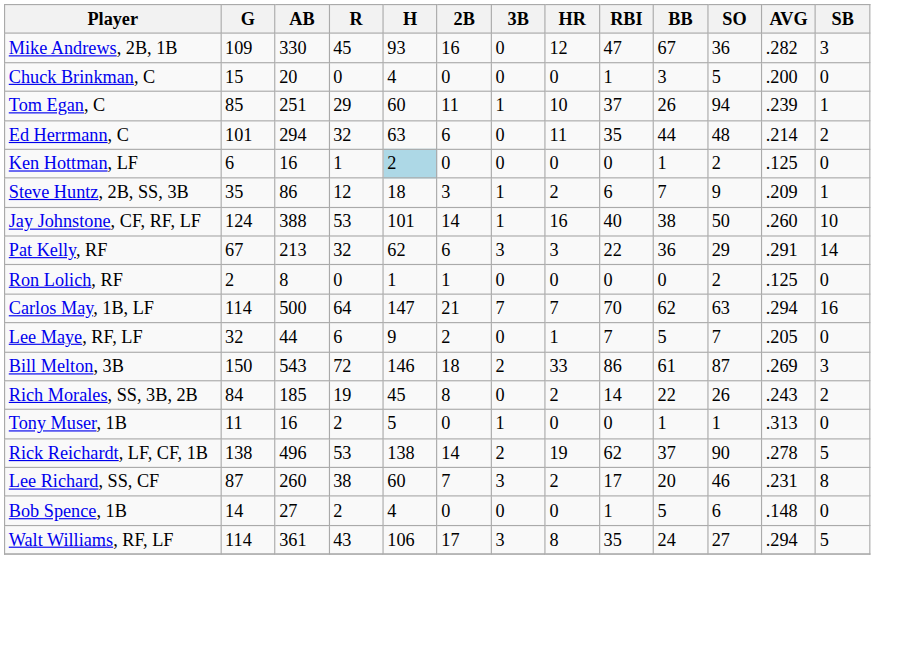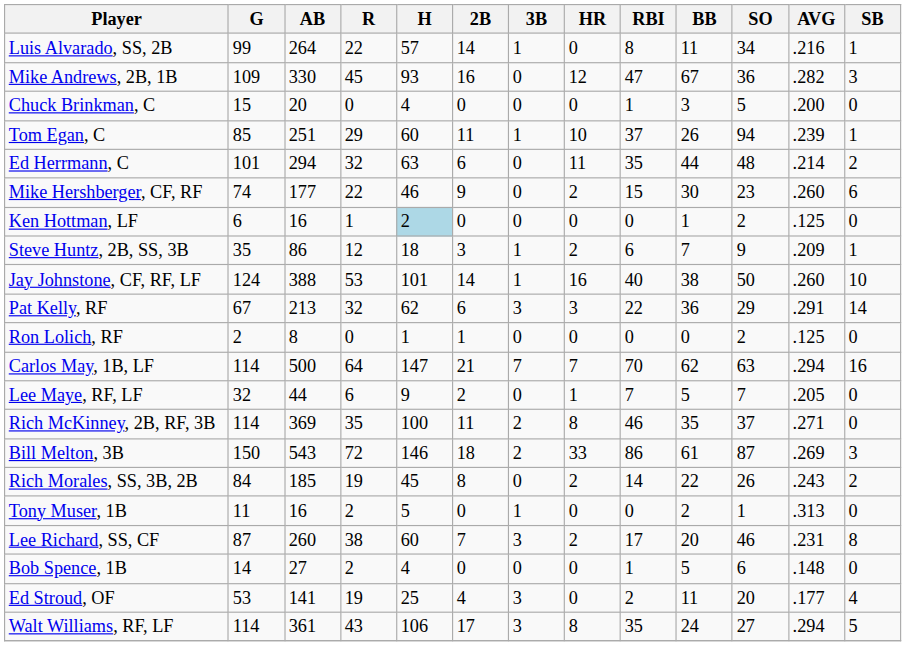+ row: (91, 47)
+ row: (106, 192)
+ row: (112, 423)
(662, 423) 1 -> (685, 510) 2
- row: (108, 452)
+ row: (62, 597)
